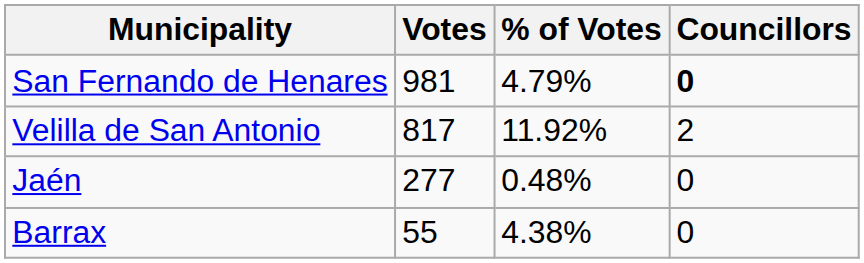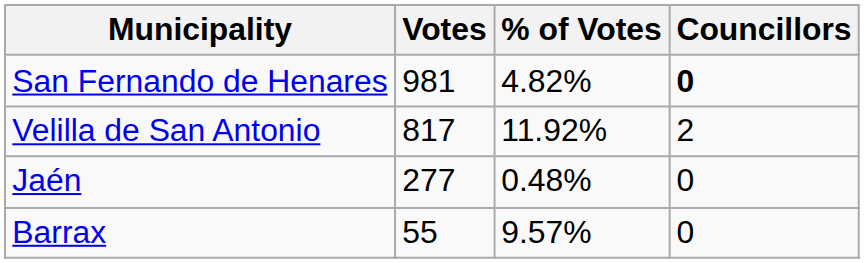(546, 80) 4.79% -> (546, 80) 4.82%
(546, 231) 4.38% -> (546, 231) 9.57%
